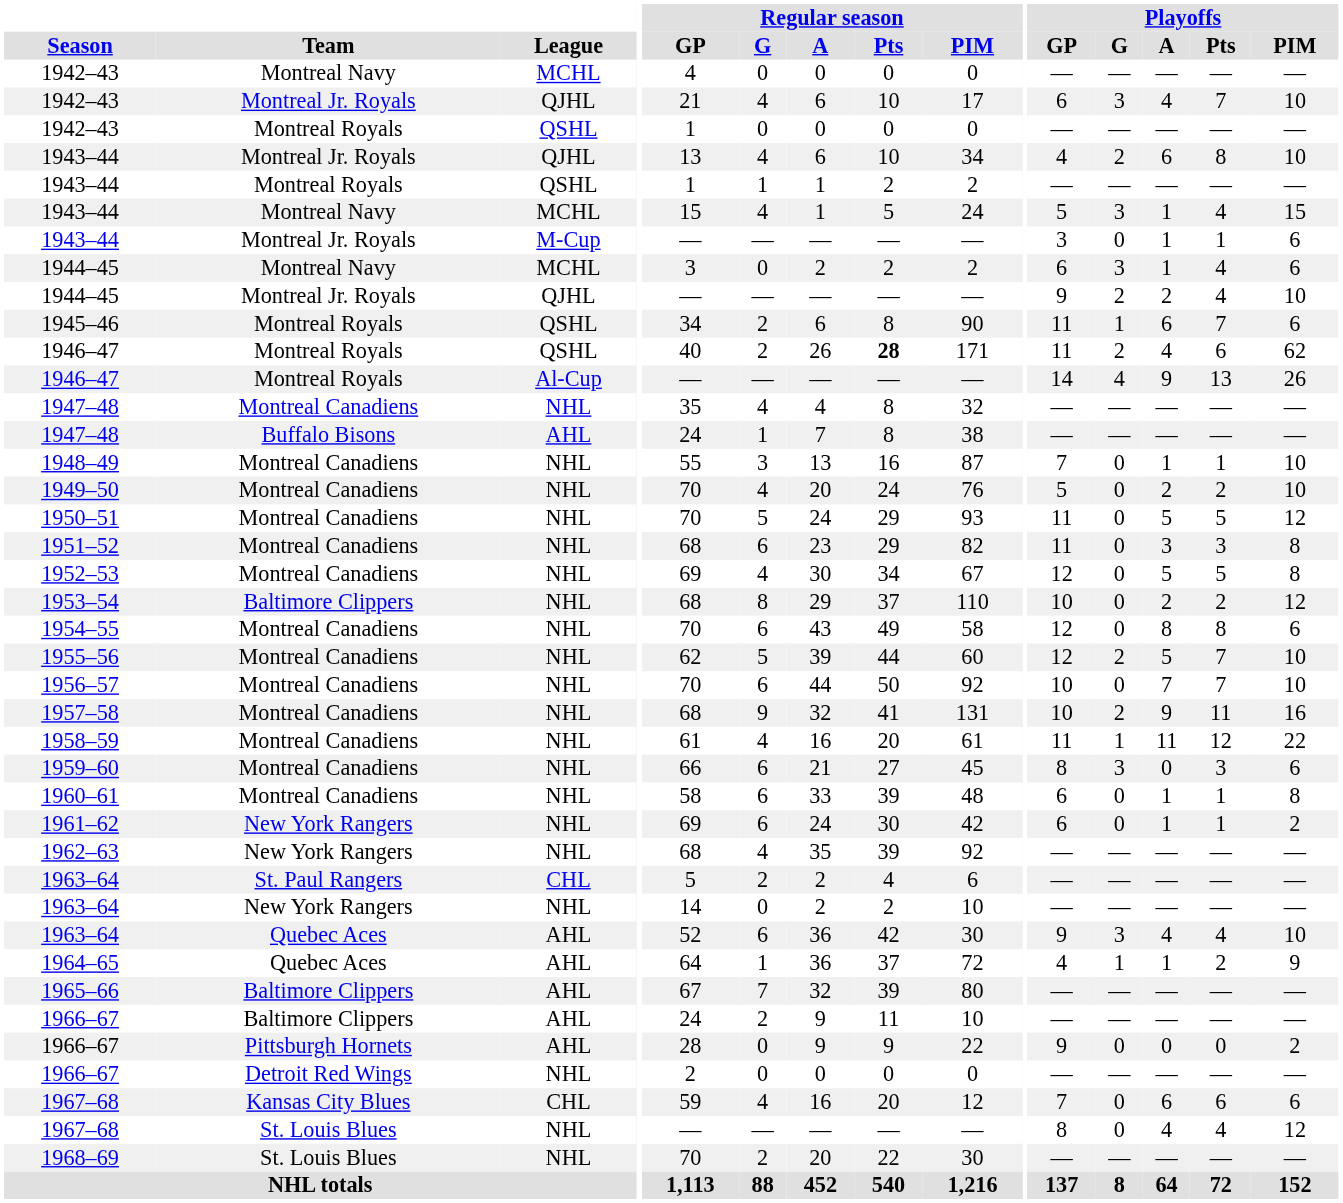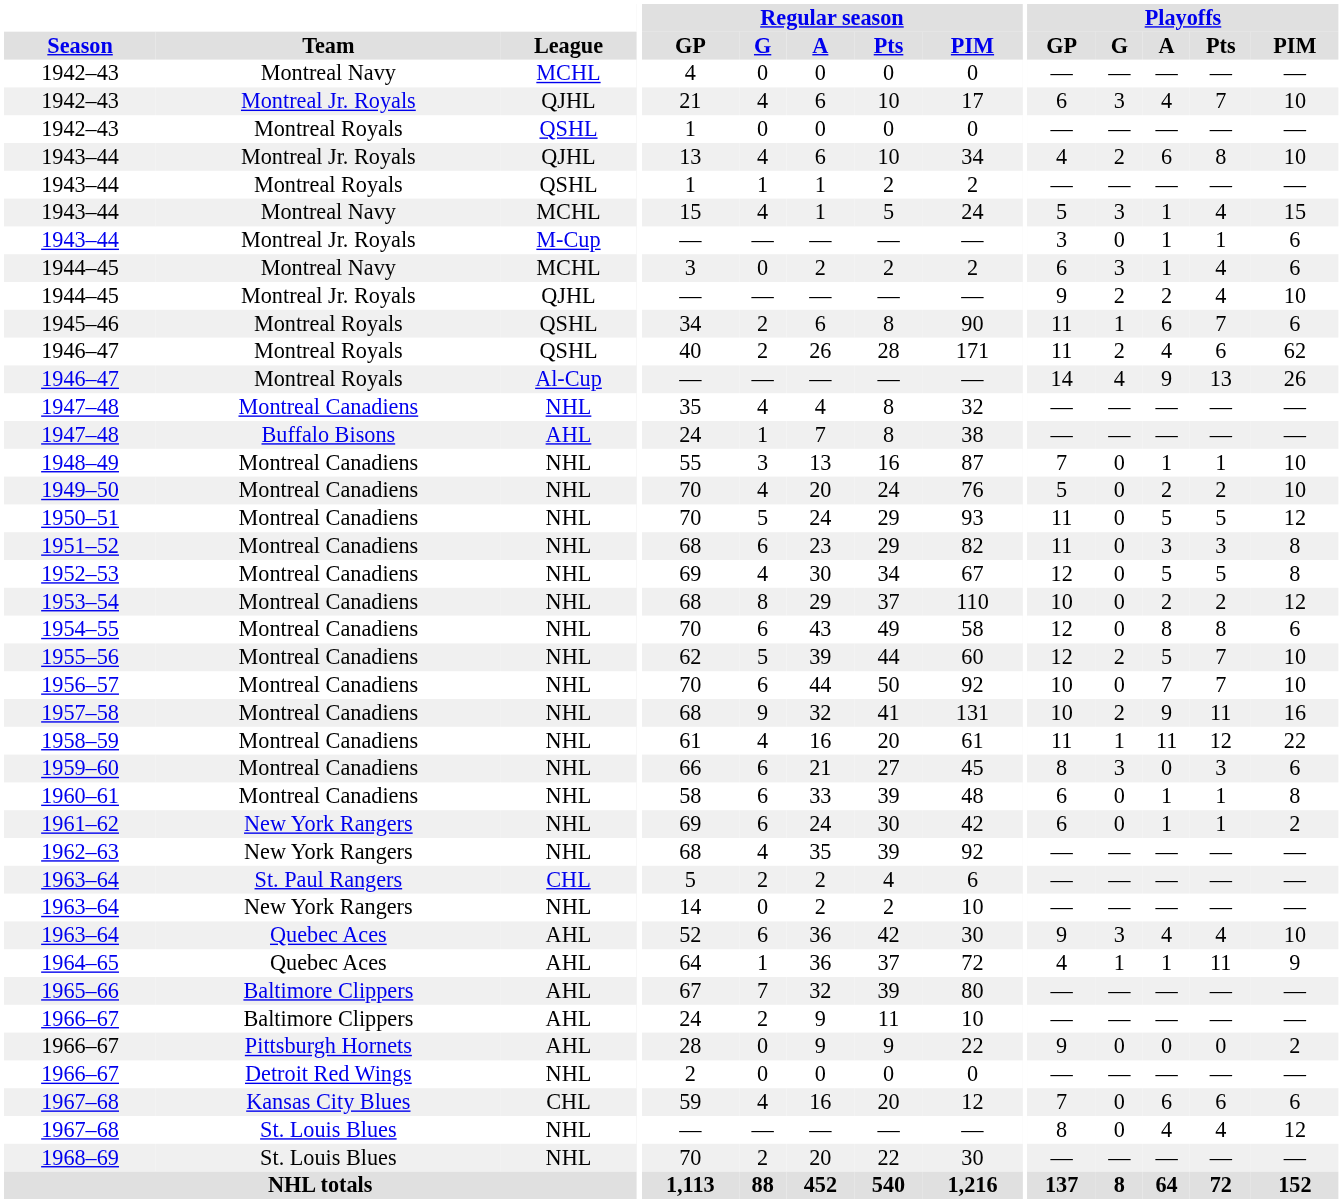(889, 351) bold -> (889, 351) normal
(328, 601) Baltimore Clippers -> (328, 601) Montreal Canadiens
(1221, 962) 2 -> (1221, 962) 11
